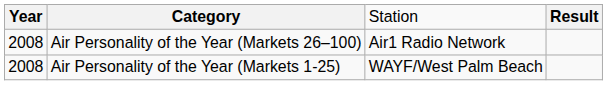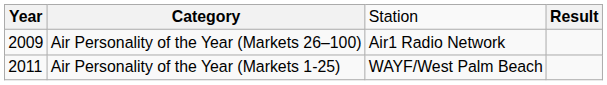(26, 42) 2008 -> (26, 42) 2009
(26, 67) 2008 -> (25, 67) 2011
